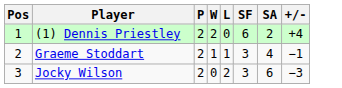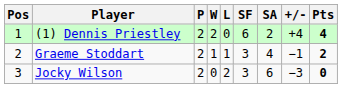+ column: (323, 14)
